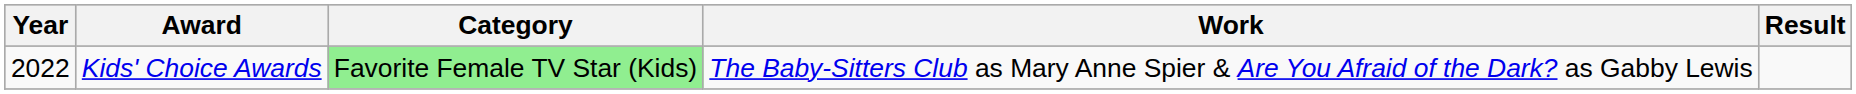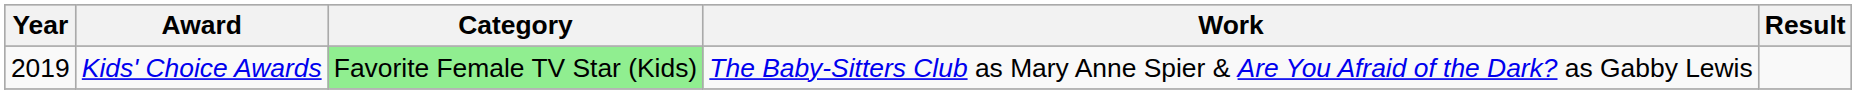(40, 67) 2022 -> (40, 67) 2019
